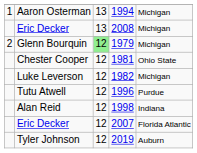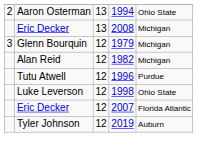(9, 12) 1 -> (9, 12) 2
(154, 12) Michigan -> (157, 12) Ohio State
(9, 44) 2 -> (9, 44) 3
(101, 44) lightgreen background -> (101, 44) no background
- row: (123, 60)
(50, 76) Luke Leverson -> (39, 60) Alan Reid
(39, 108) Alan Reid -> (50, 92) Luke Leverson
(151, 108) Indiana -> (157, 92) Ohio State
